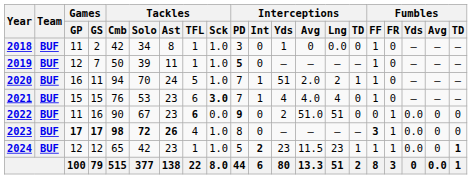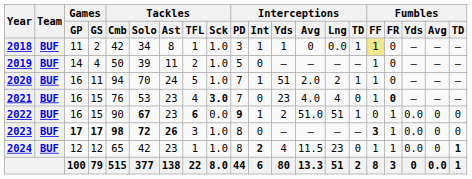(260, 47) 0 -> (260, 47) 1
(358, 47) 0 -> (358, 47) 1
(375, 47) no background -> (375, 47) khaki background
(76, 64) 12 -> (76, 64) 14
(97, 64) 7 -> (97, 64) 4
(195, 64) 1 -> (195, 64) 2
(239, 64) bold -> (239, 64) normal
(76, 98) 15 -> (76, 98) 16
(195, 98) 6 -> (195, 98) 4
(260, 98) 1 -> (260, 98) 0
(284, 98) 4 -> (284, 98) 23
(393, 98) normal -> (393, 98) bold
(76, 115) 11 -> (76, 115) 16
(97, 115) 16 -> (97, 115) 15
(144, 115) normal -> (144, 115) bold
(260, 115) 0 -> (260, 115) 1
(358, 115) 0 -> (358, 115) 1
(195, 132) 4 -> (195, 132) 3
(239, 148) 5 -> (239, 148) 8
(284, 148) 23 -> (284, 148) 4
(358, 148) 1 -> (358, 148) 0
